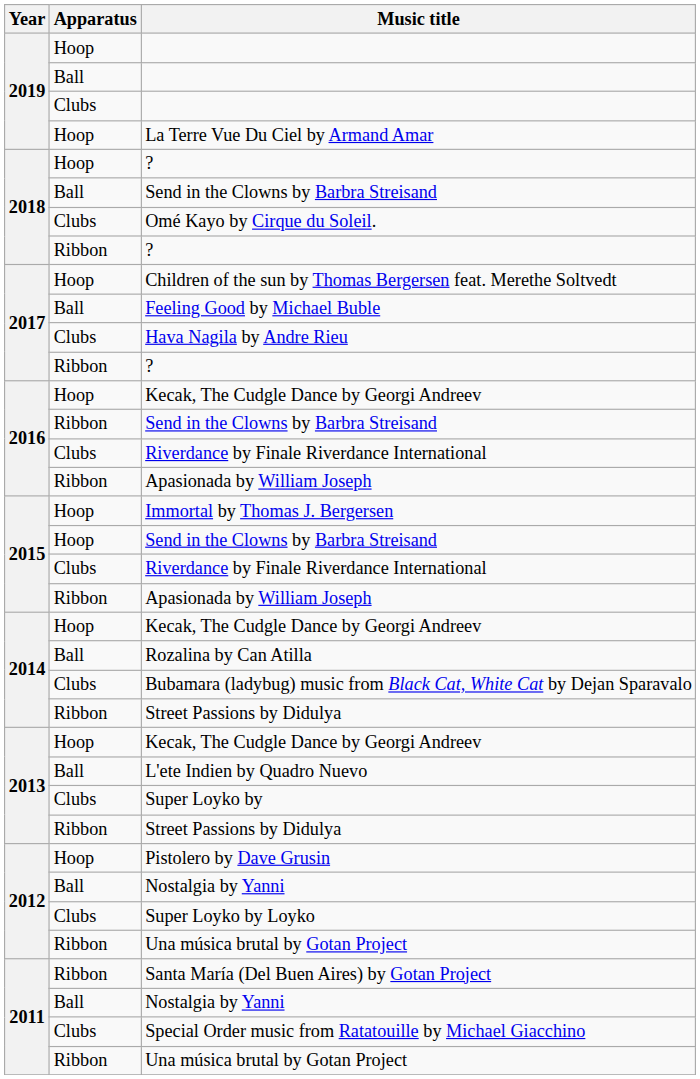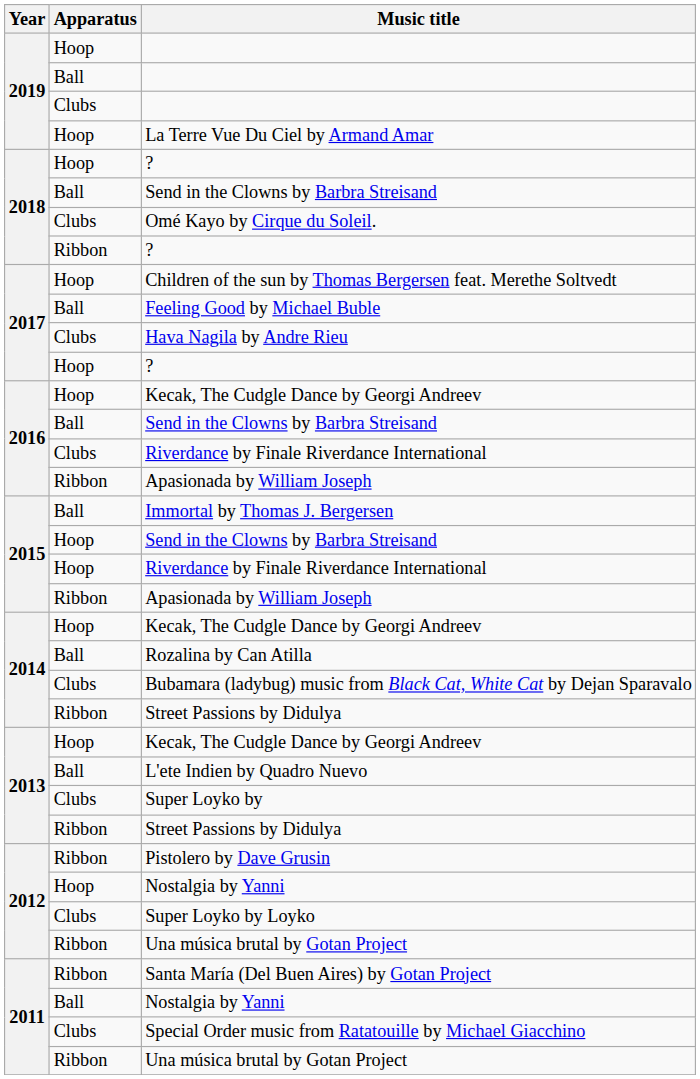(81, 366) Ribbon -> (74, 366) Hoop
(81, 423) Ribbon -> (69, 423) Ball
(74, 510) Hoop -> (69, 510) Ball
(75, 568) Clubs -> (74, 568) Hoop
(74, 857) Hoop -> (81, 857) Ribbon
(69, 886) Ball -> (74, 886) Hoop
